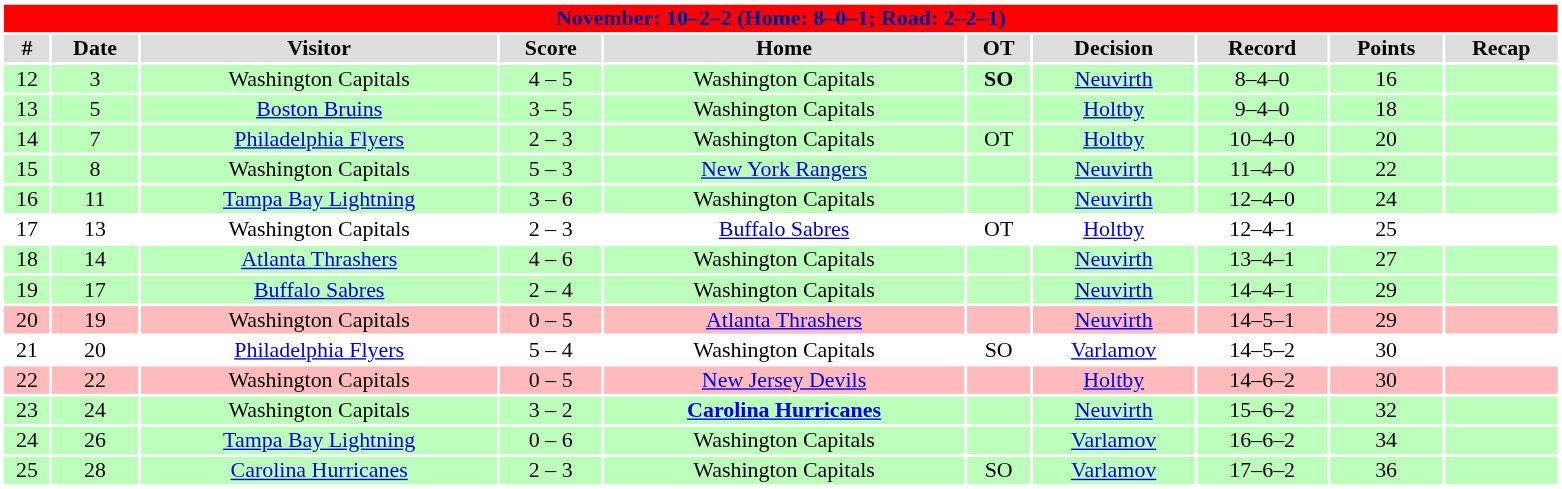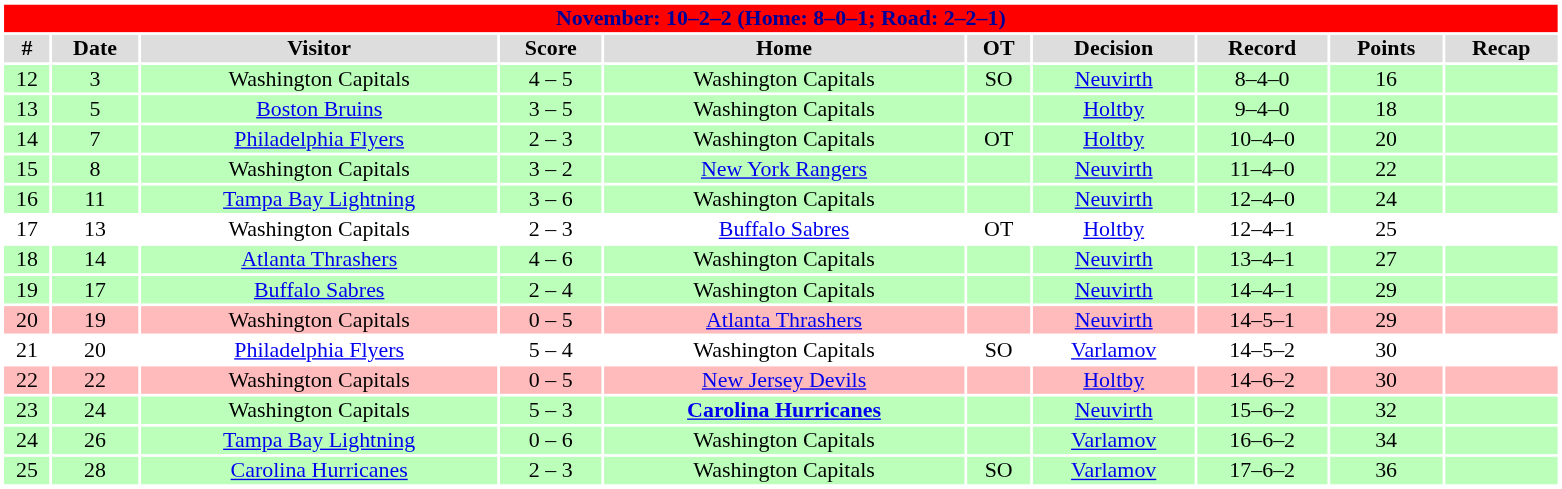(999, 78) bold -> (999, 78) normal
(551, 168) 5 – 3 -> (551, 168) 3 – 2
(551, 410) 3 – 2 -> (551, 410) 5 – 3
